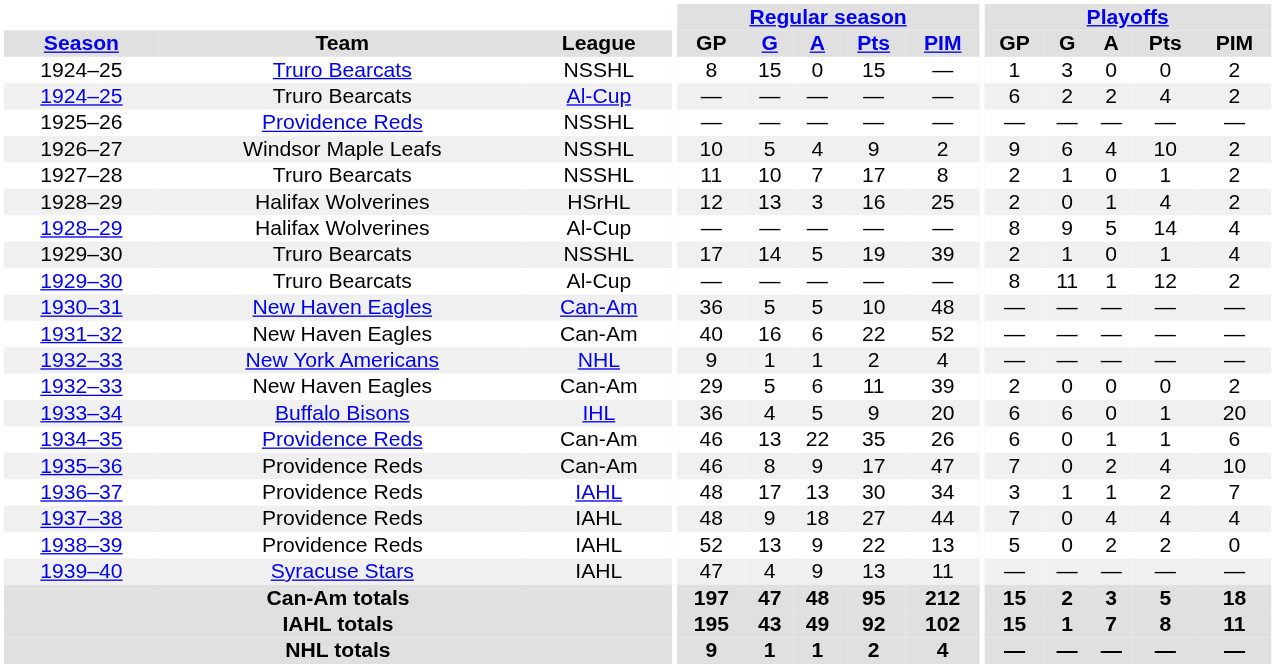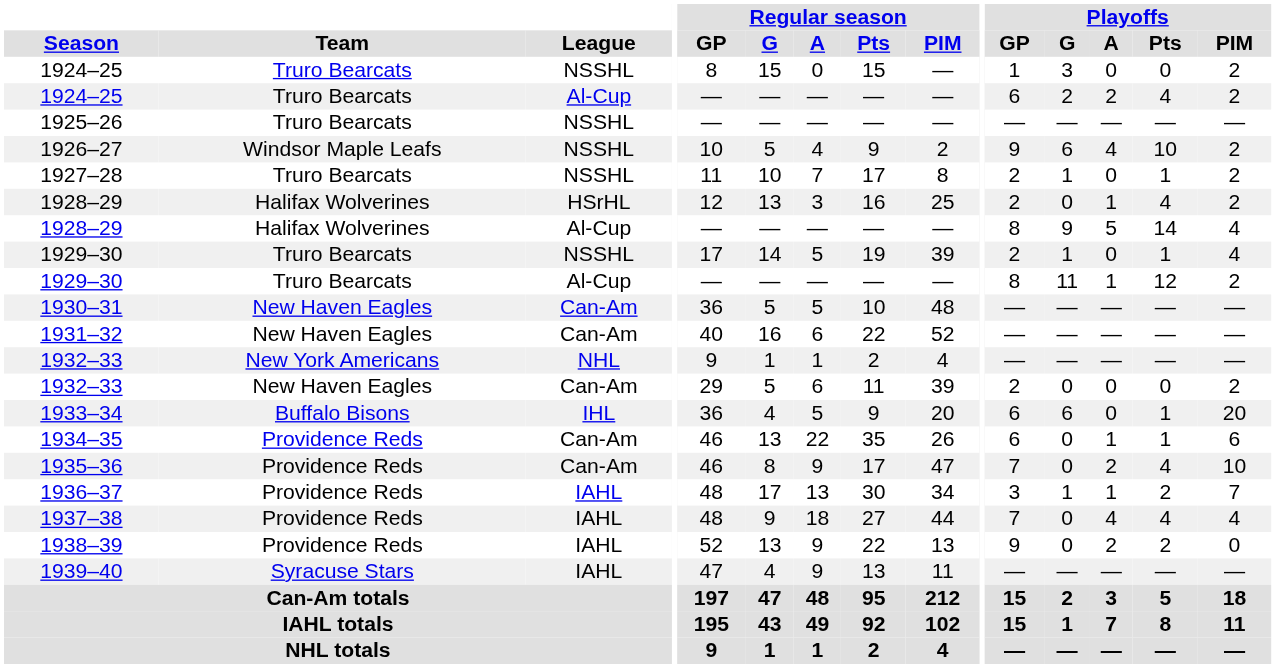(342, 122) Providence Reds -> (342, 122) Truro Bearcats
(1014, 545) 5 -> (1014, 545) 9
